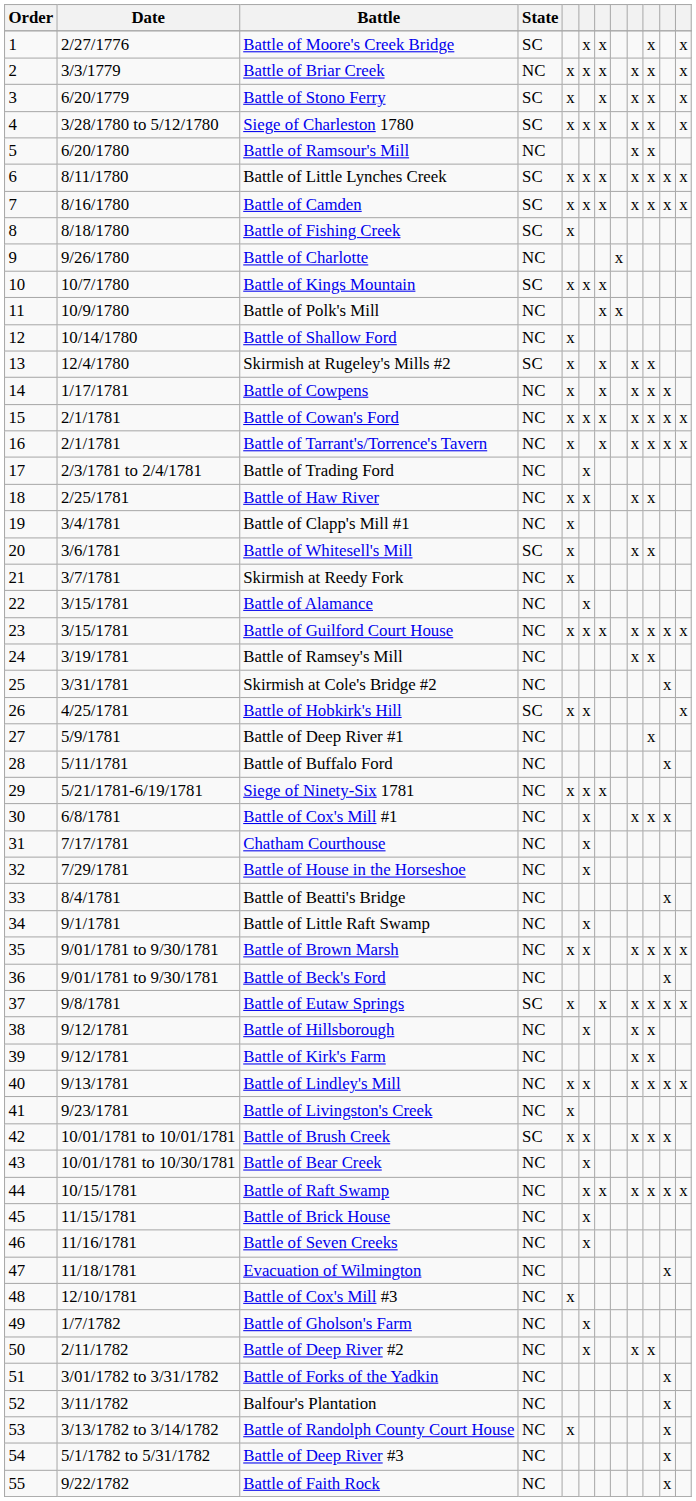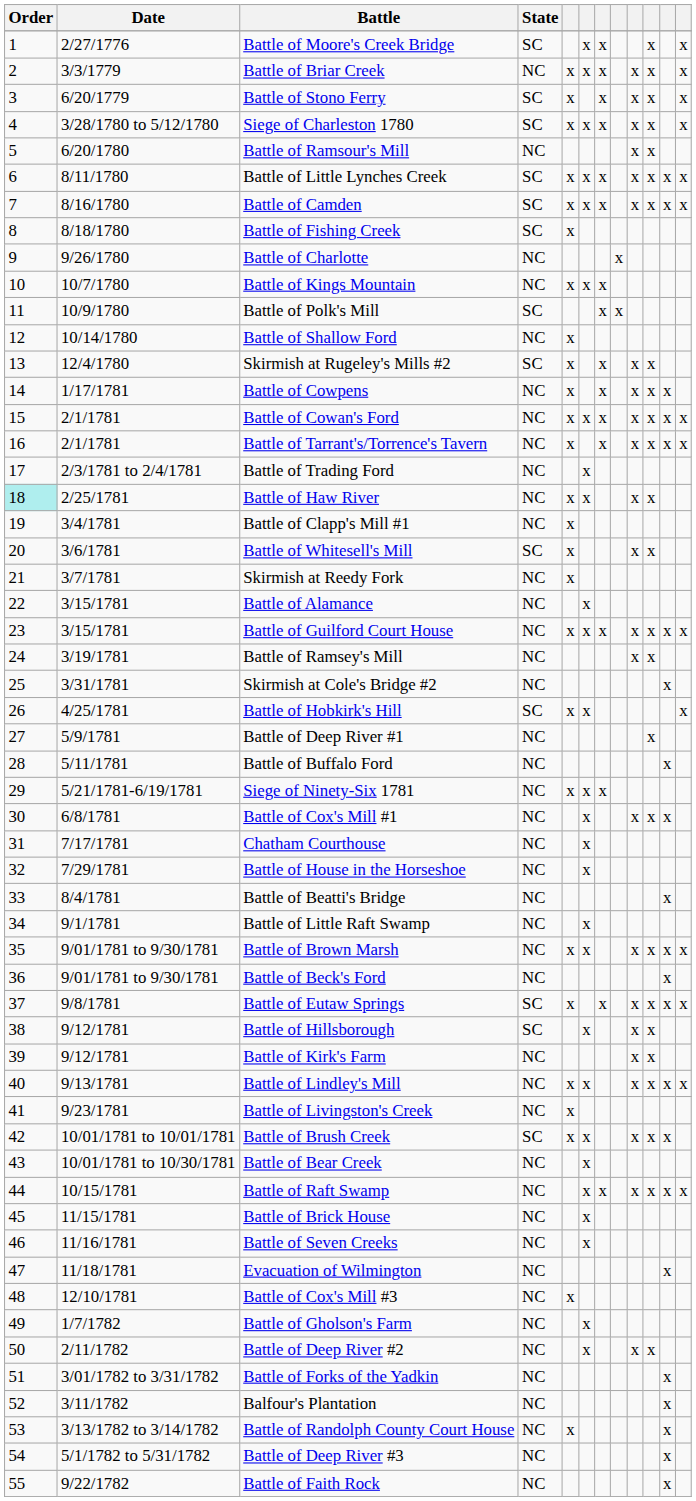(532, 284) SC -> (534, 284) NC
(534, 310) NC -> (532, 310) SC
(17, 497) no background -> (17, 497) paleturquoise background
(534, 1030) NC -> (532, 1030) SC
